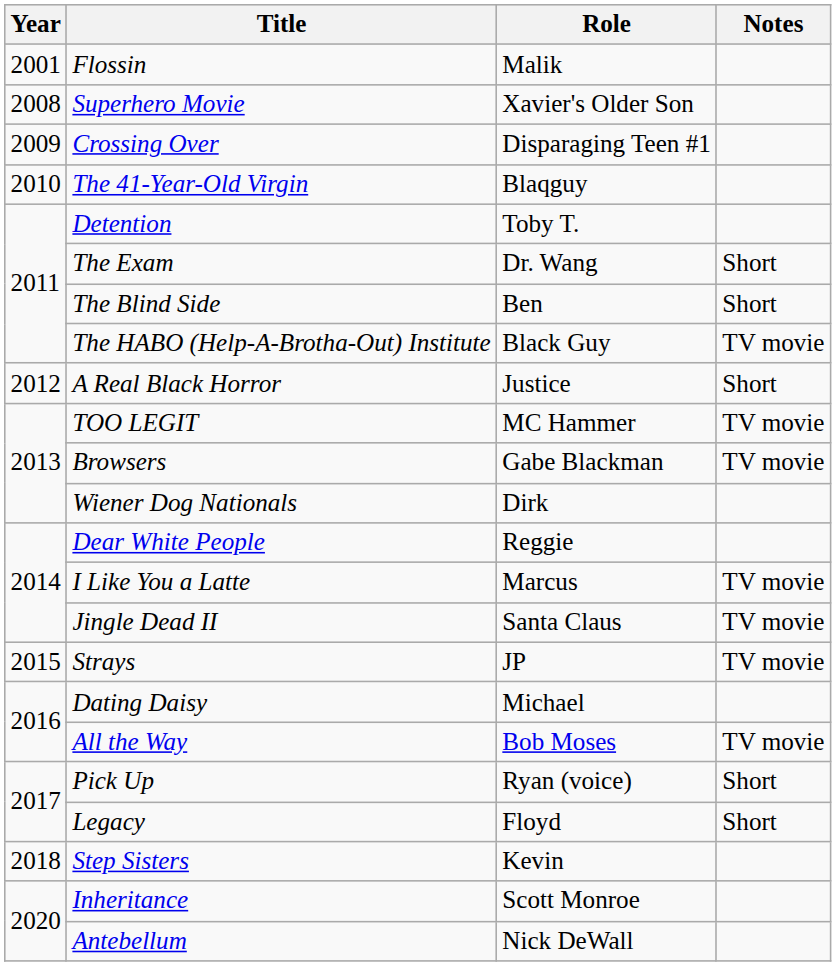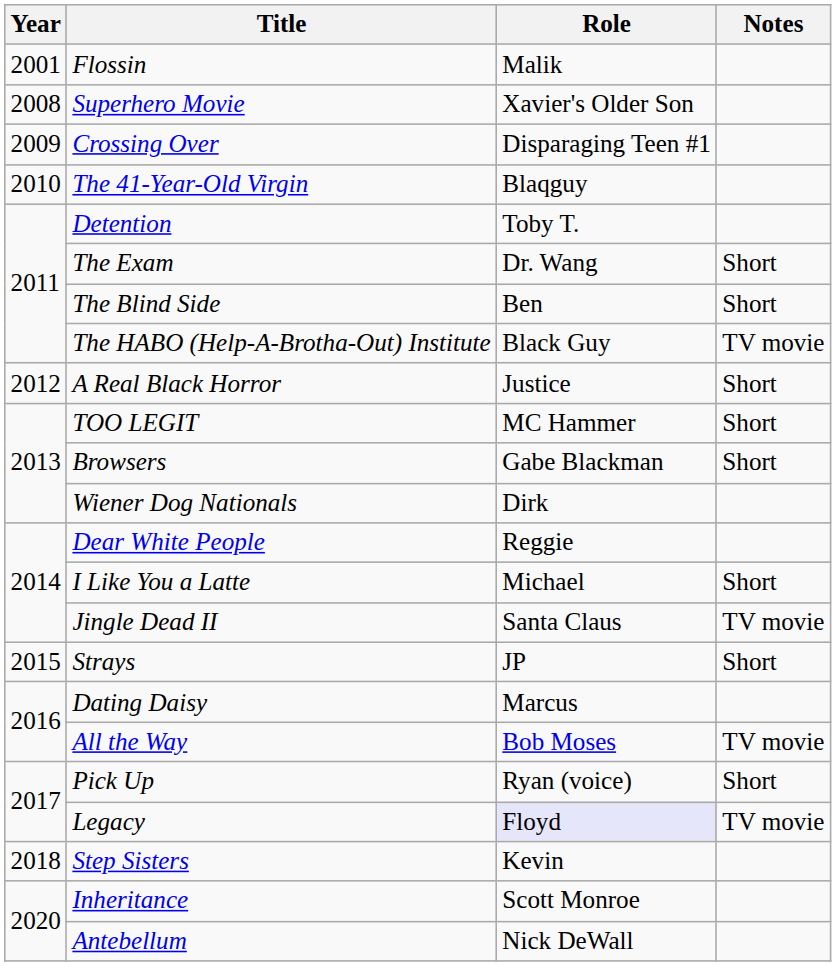(773, 422) TV movie -> (750, 422) Short
(773, 462) TV movie -> (750, 462) Short
(540, 582) Marcus -> (543, 582) Michael
(773, 582) TV movie -> (750, 582) Short
(773, 661) TV movie -> (750, 661) Short
(543, 701) Michael -> (540, 701) Marcus
(532, 821) no background -> (532, 821) lavender background
(750, 821) Short -> (773, 821) TV movie
